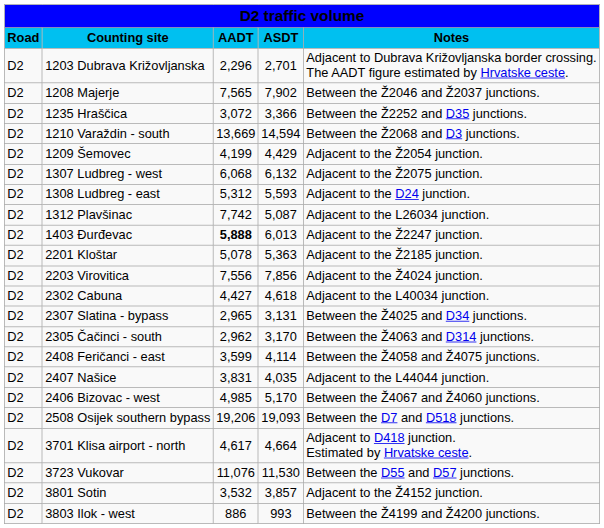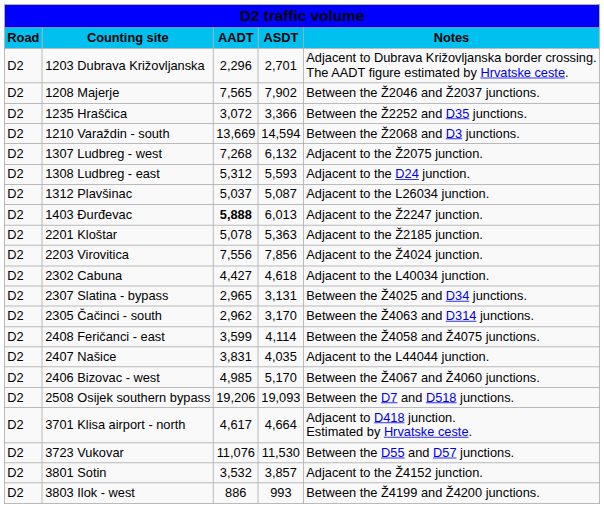- row: (88, 154)
(236, 174) 6,068 -> (236, 154) 7,268
(236, 214) 7,742 -> (236, 194) 5,037
